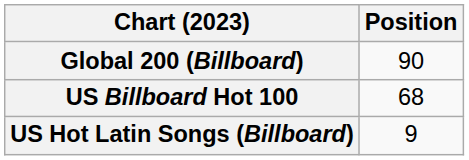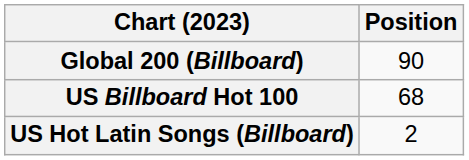(411, 135) 9 -> (411, 135) 2
